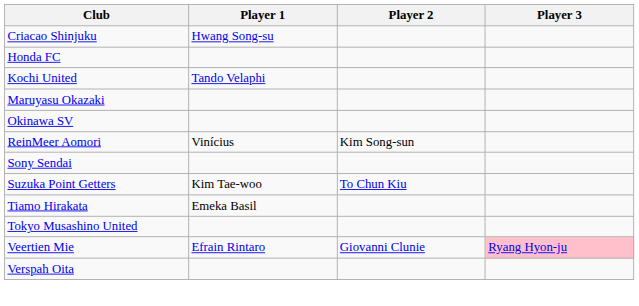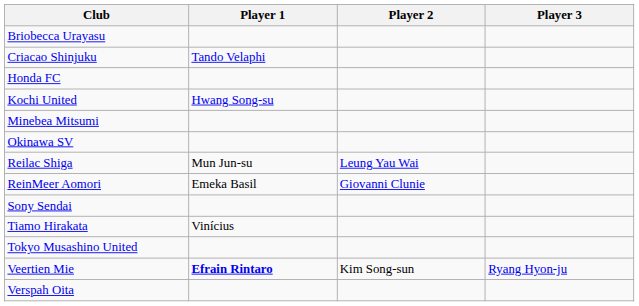+ row: (56, 36)
(233, 36) Hwang Song-su -> (228, 57) Tando Velaphi
(228, 78) Tando Velaphi -> (233, 100) Hwang Song-su
- row: (56, 100)
+ row: (53, 121)
+ row: (40, 163)
(213, 142) Vinícius -> (224, 184) Emeka Basil
(377, 142) Kim Song-sun -> (382, 184) Giovanni Clunie
- row: (62, 184)
(224, 205) Emeka Basil -> (213, 226) Vinícius
(228, 247) normal -> (232, 269) bold
(382, 247) Giovanni Clunie -> (377, 269) Kim Song-sun
(528, 247) pink background -> (528, 269) no background
